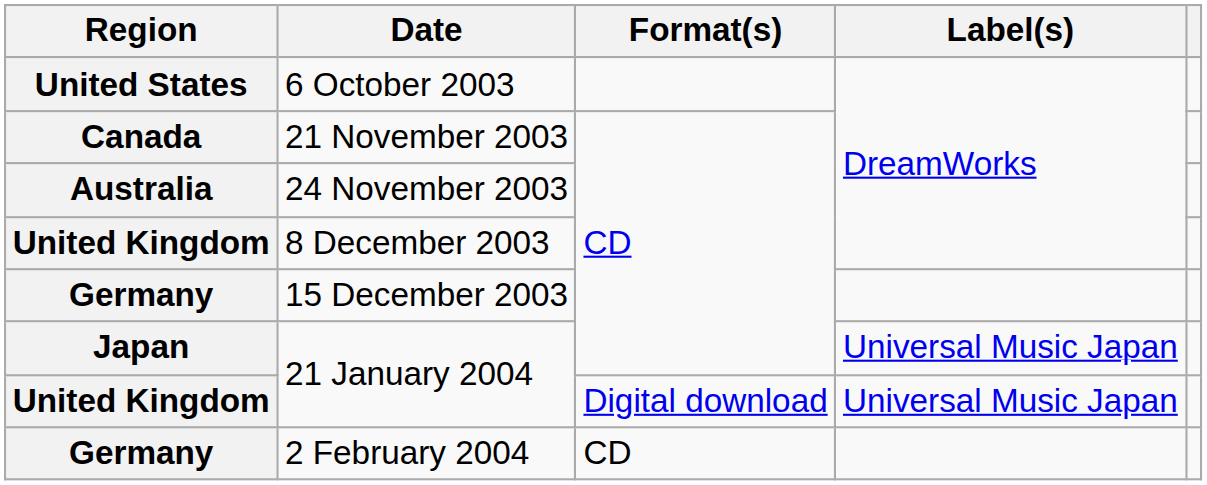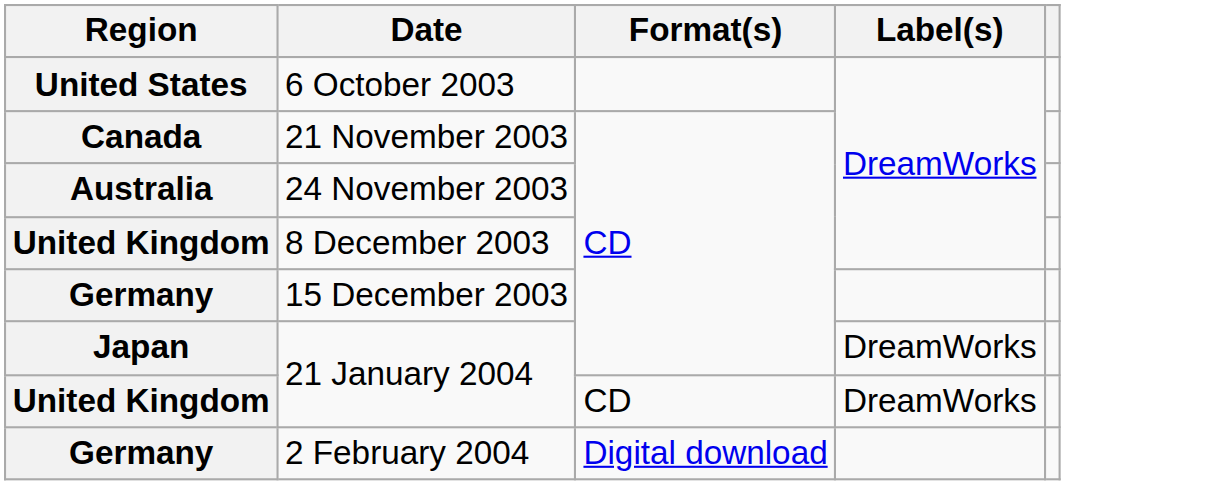(1010, 347) Universal Music Japan -> (940, 347) DreamWorks
(706, 400) Digital download -> (607, 400) CD
(1010, 400) Universal Music Japan -> (940, 400) DreamWorks
(607, 453) CD -> (706, 453) Digital download
